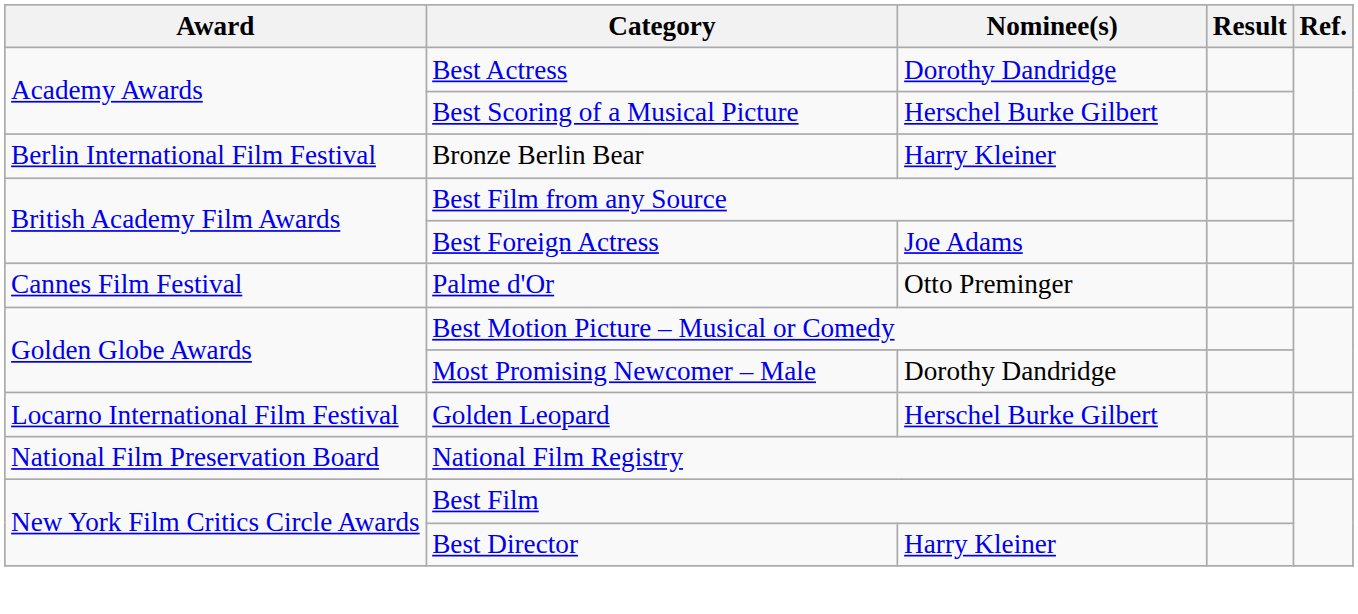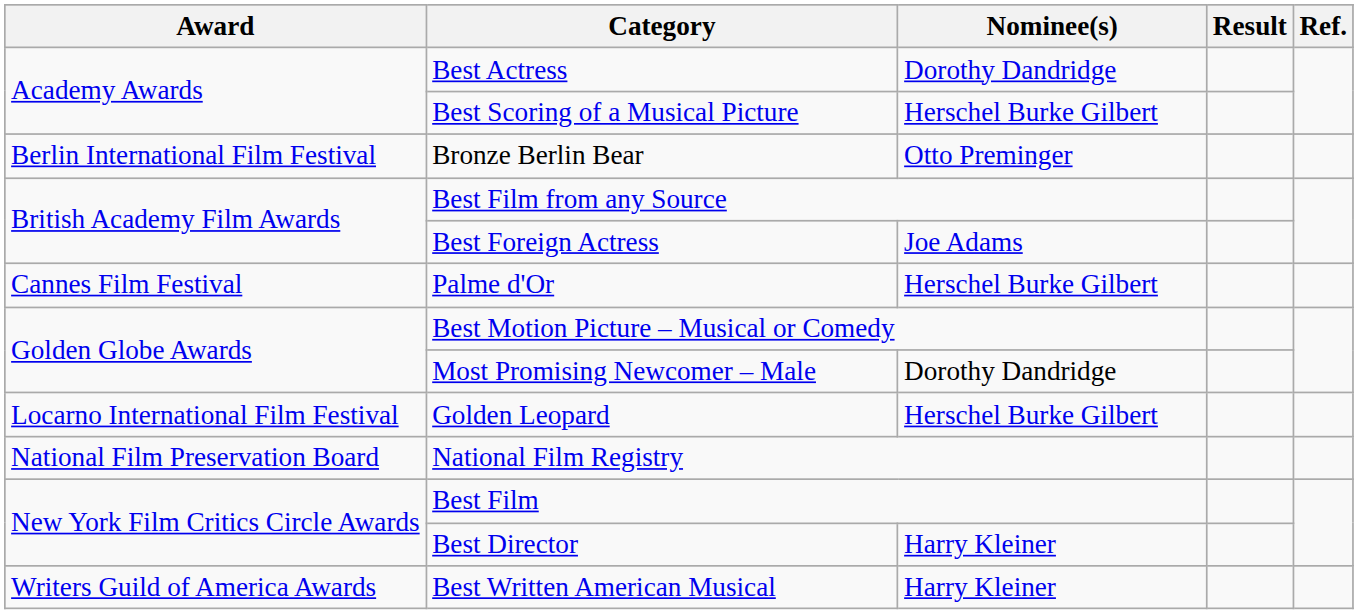(980, 155) Harry Kleiner -> (988, 155) Otto Preminger
(988, 284) Otto Preminger -> (1031, 284) Herschel Burke Gilbert
+ row: (604, 586)
